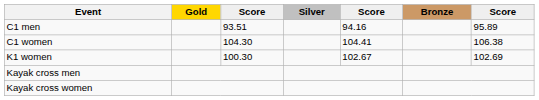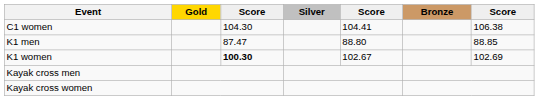- row: (23, 27)
+ row: (23, 42)
(238, 57) normal -> (238, 57) bold
